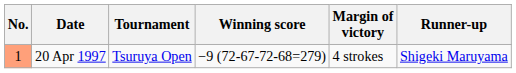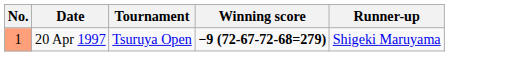- column: (363, 24)
(262, 56) normal -> (262, 39) bold
